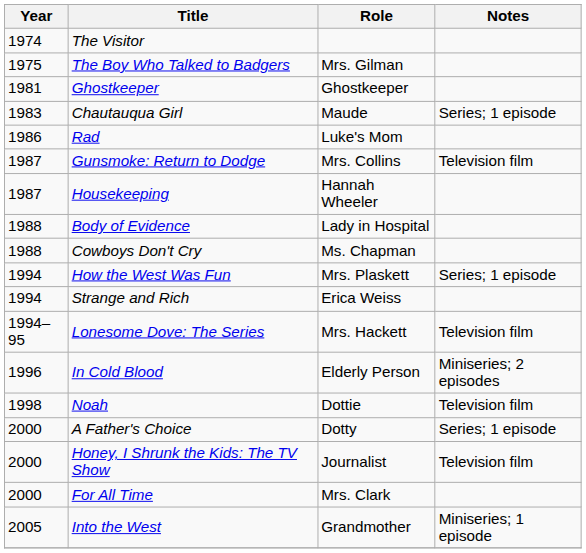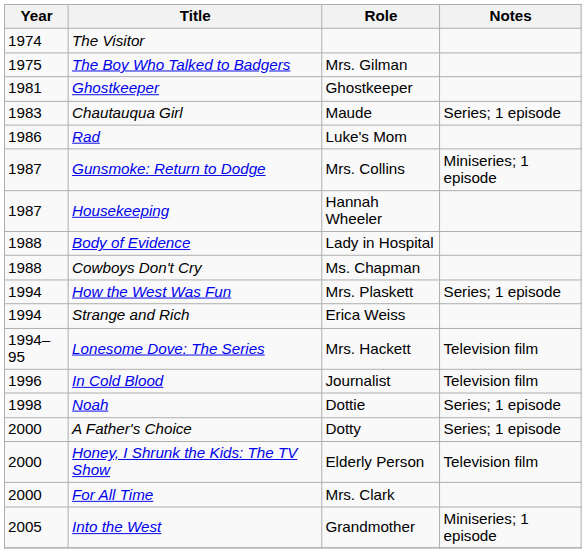(486, 161) Television film -> (486, 169) Miniseries; 1 episode
(371, 372) Elderly Person -> (358, 381) Journalist
(481, 372) Miniseries; 2 episodes -> (491, 381) Television film
(486, 405) Television film -> (502, 405) Series; 1 episode
(354, 462) Journalist -> (375, 462) Elderly Person
